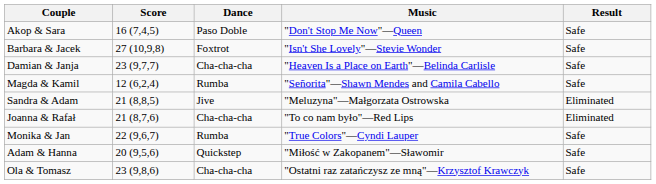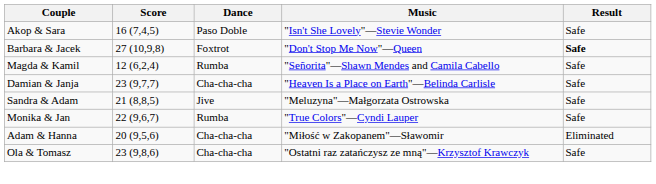(353, 30) "Don't Stop Me Now"—Queen -> (363, 30) "Isn't She Lovely"—Stevie Wonder
(363, 48) "Isn't She Lovely"—Stevie Wonder -> (353, 48) "Don't Stop Me Now"—Queen
(575, 48) normal -> (576, 48) bold
rows swapped: (43, 83) <-> (43, 65)
(590, 100) Eliminated -> (575, 100) Safe
- row: (41, 118)
(219, 153) Quickstep -> (224, 135) Cha-cha-cha
(575, 153) Safe -> (590, 135) Eliminated
